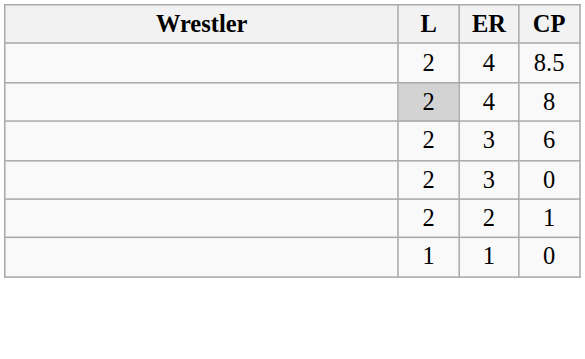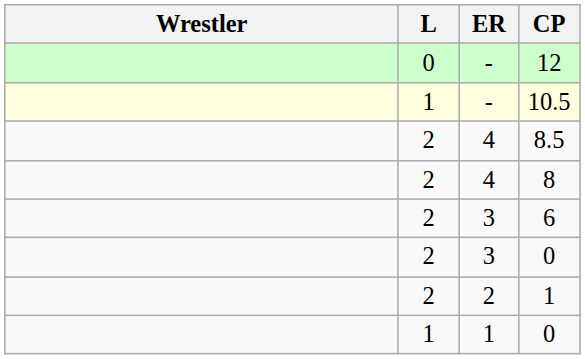+ row: (489, 62)
+ row: (489, 101)
(429, 101) lightgrey background -> (429, 179) no background
